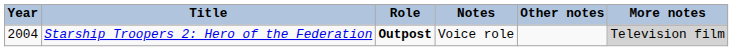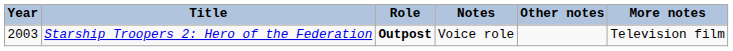(23, 36) 2004 -> (23, 36) 2003
(668, 36) lightgrey background -> (668, 36) no background
